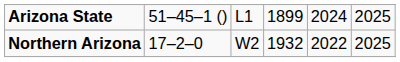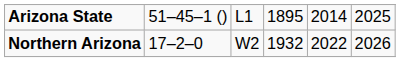(285, 17) 1899 -> (285, 17) 1895
(329, 17) 2024 -> (329, 17) 2014
(373, 43) 2025 -> (373, 43) 2026
